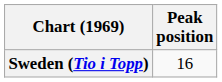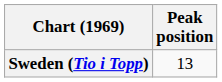(185, 63) 16 -> (185, 63) 13
